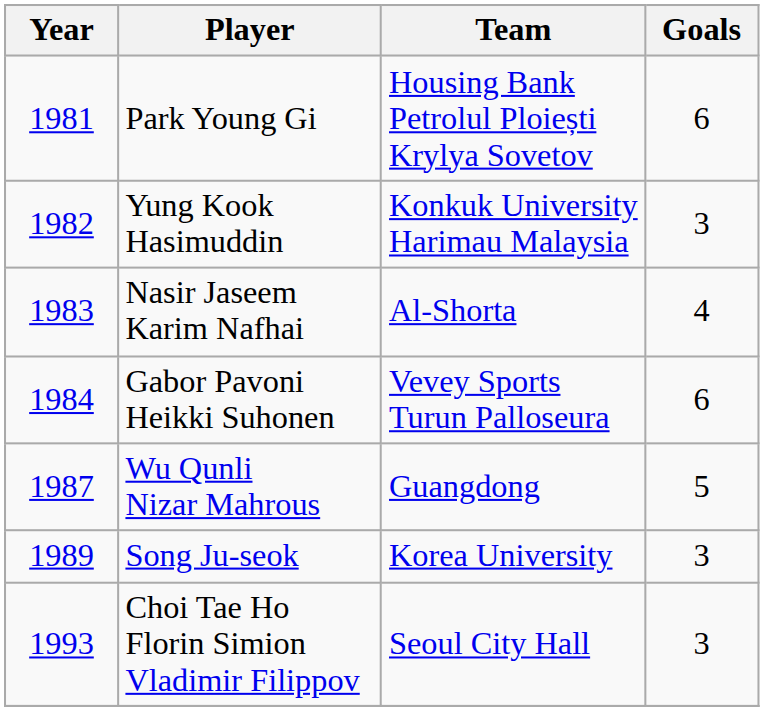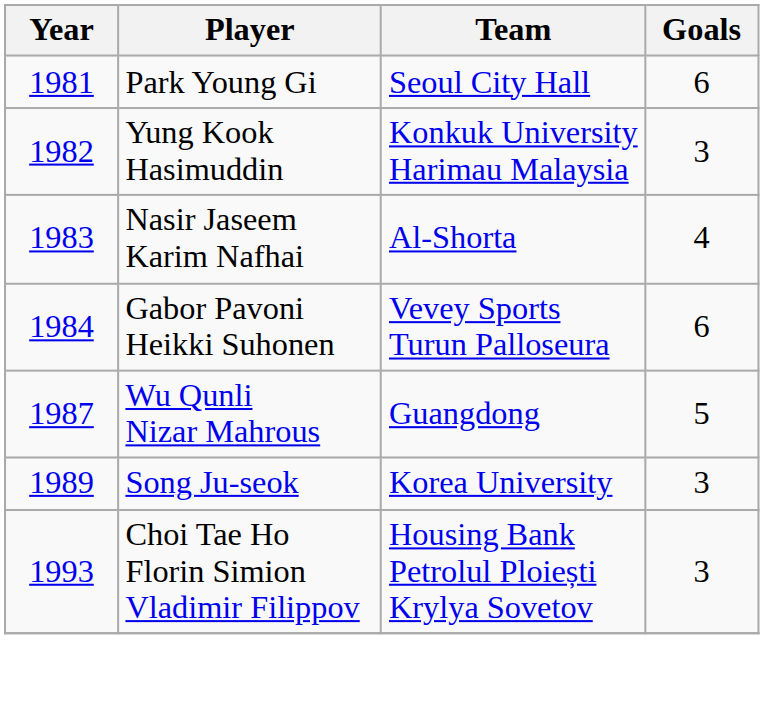(493, 117) Housing Bank Petrolul Ploiești Krylya Sovetov -> (490, 81) Seoul City Hall
(490, 643) Seoul City Hall -> (493, 570) Housing Bank Petrolul Ploiești Krylya Sovetov
